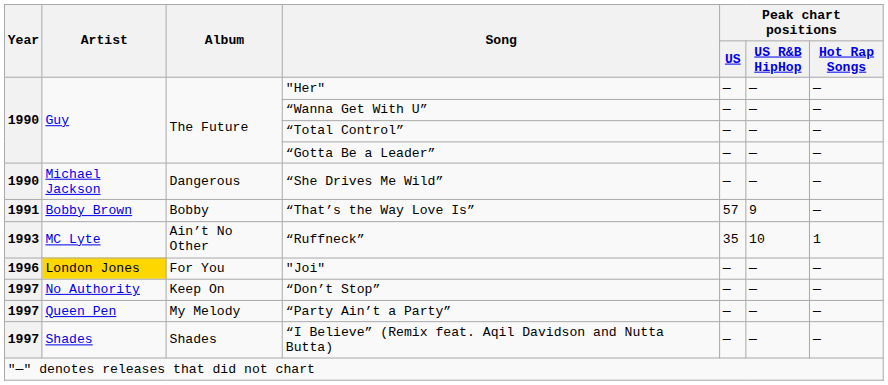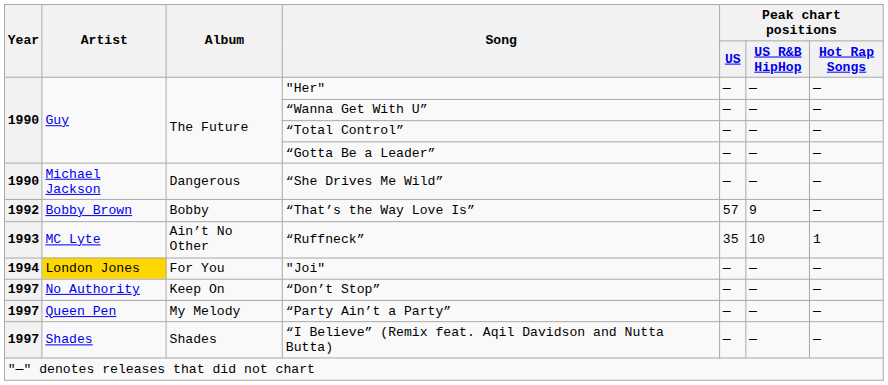(23, 210) 1991 -> (23, 210) 1992
(23, 268) 1996 -> (23, 268) 1994
